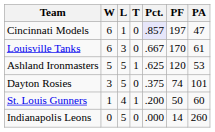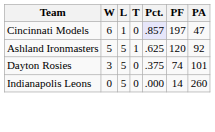- row: (44, 48)
(199, 65) 53 -> (199, 48) 92
- row: (47, 100)
